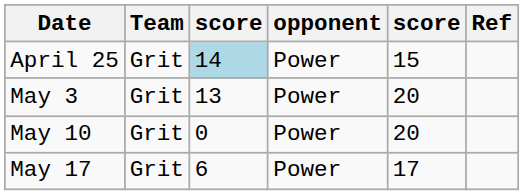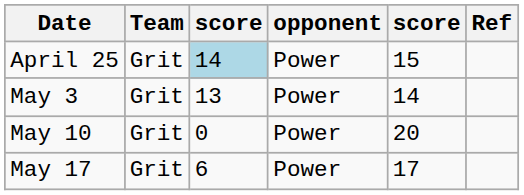(406, 97) 20 -> (406, 97) 14
